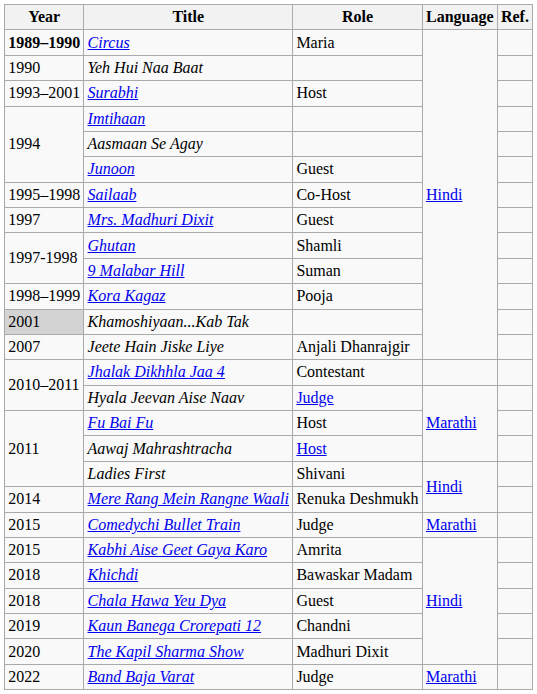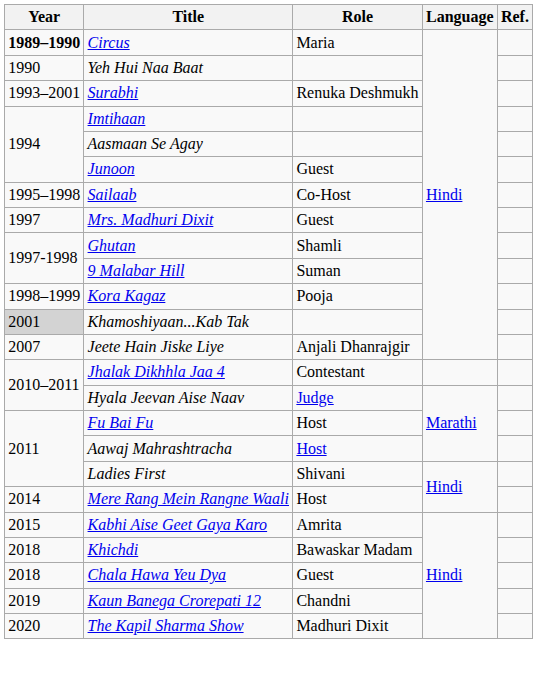(311, 93) Host -> (357, 93) Renuka Deshmukh
(357, 499) Renuka Deshmukh -> (311, 499) Host
- row: (164, 524)
- row: (141, 676)
